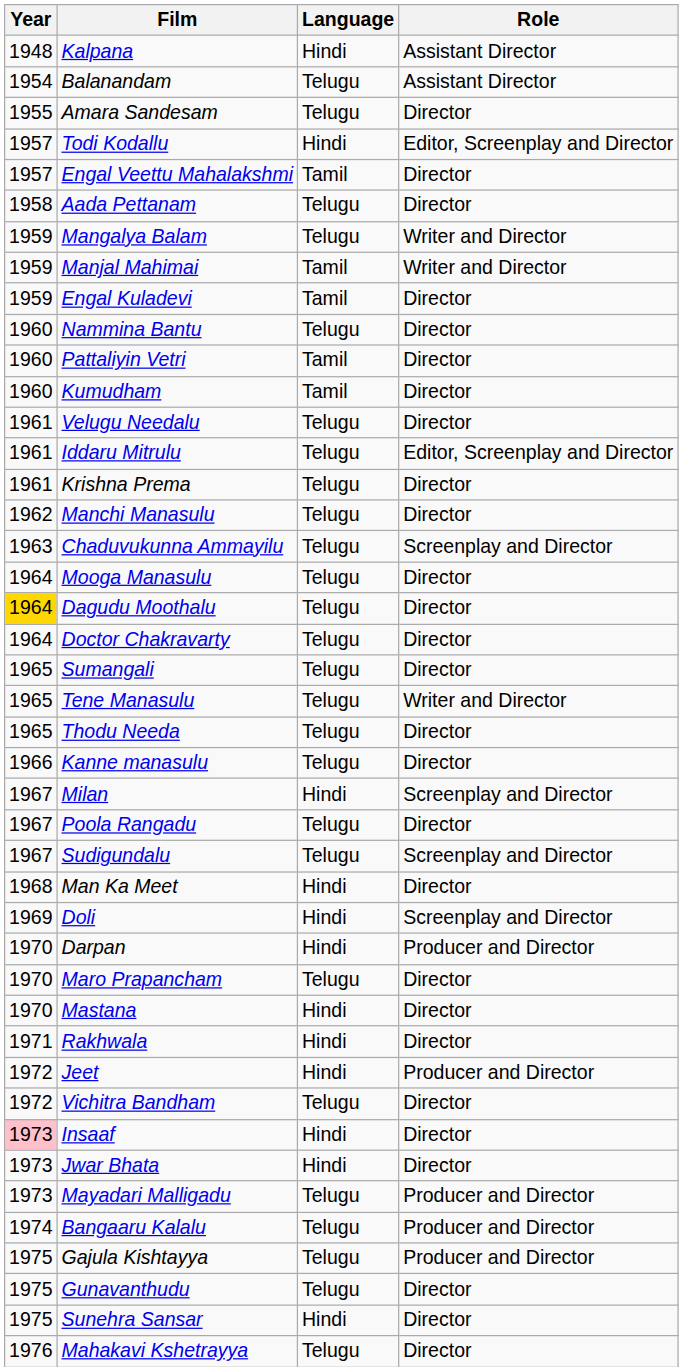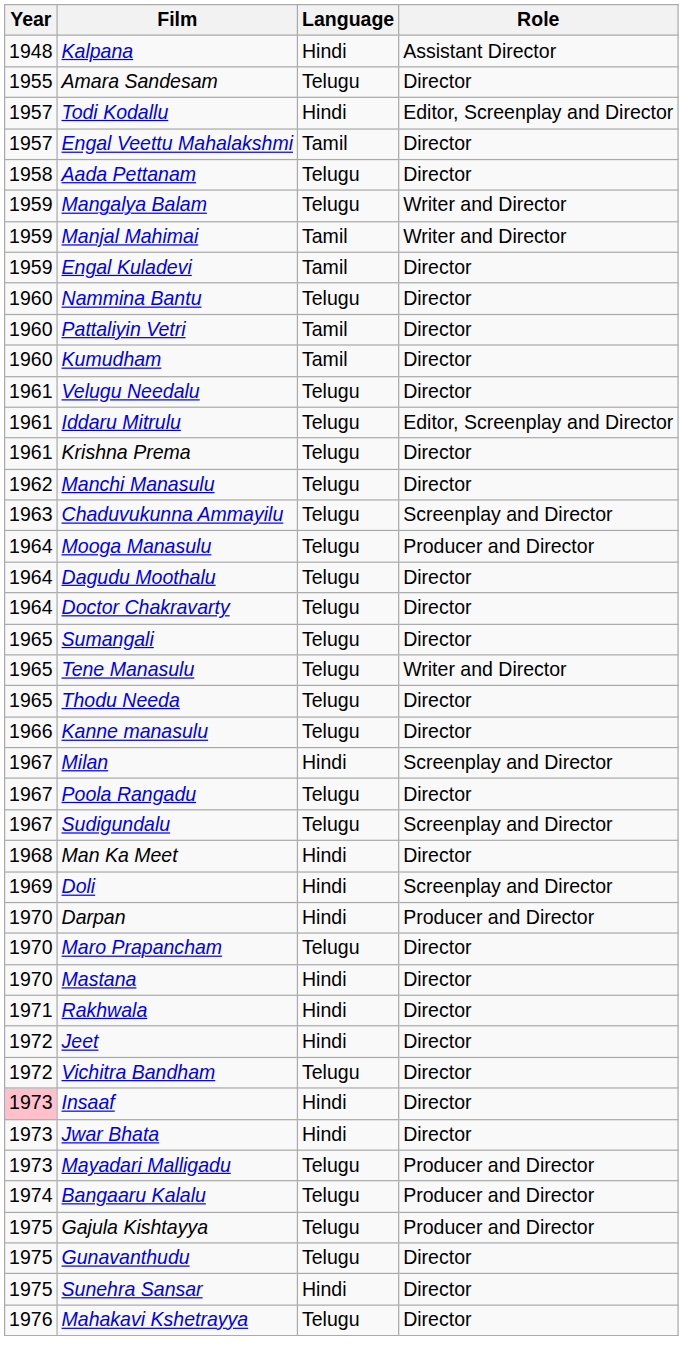- row: (116, 81)
(437, 577) Director -> (499, 546) Producer and Director
(31, 608) gold background -> (31, 577) no background
(499, 1072) Producer and Director -> (437, 1041) Director
